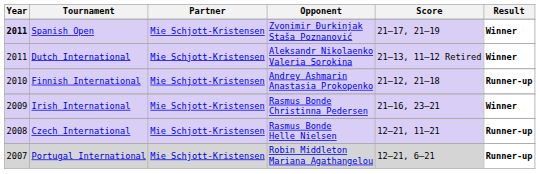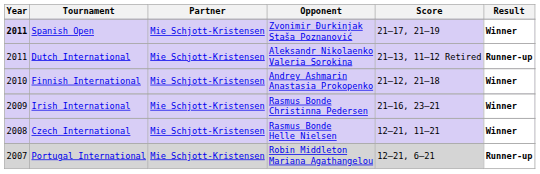(501, 56) Winner -> (509, 56) Runner-up
(509, 81) Runner-up -> (501, 81) Winner
(509, 131) Runner-up -> (501, 131) Winner
